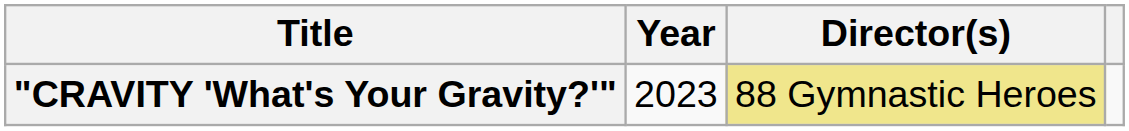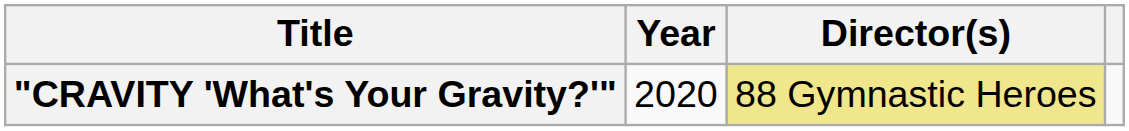(676, 93) 2023 -> (676, 93) 2020
